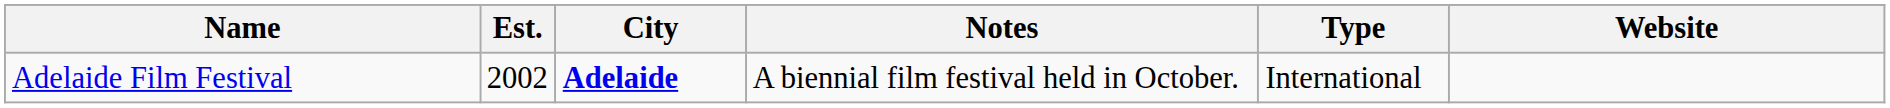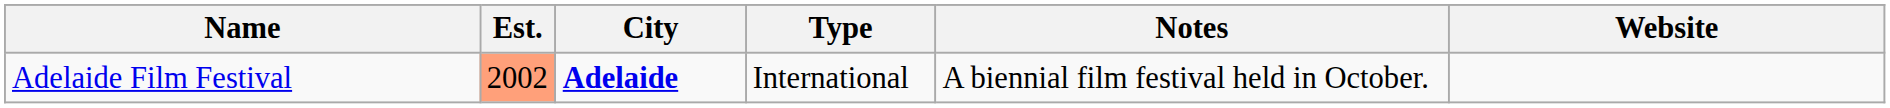columns swapped: (1353, 28) <-> (1002, 28)
(517, 77) no background -> (517, 77) lightsalmon background
